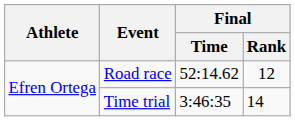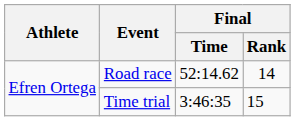(267, 74) 12 -> (267, 74) 14
(255, 102) 14 -> (255, 102) 15
